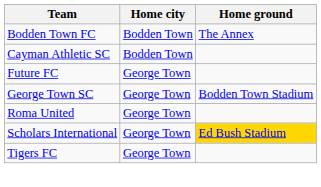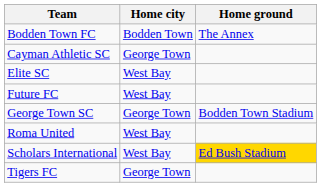(158, 53) Bodden Town -> (157, 53) George Town
+ row: (28, 73)
(157, 73) George Town -> (147, 93) West Bay
(157, 113) George Town -> (147, 133) West Bay
(157, 133) George Town -> (147, 152) West Bay
